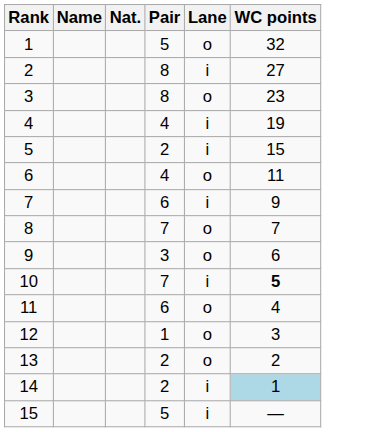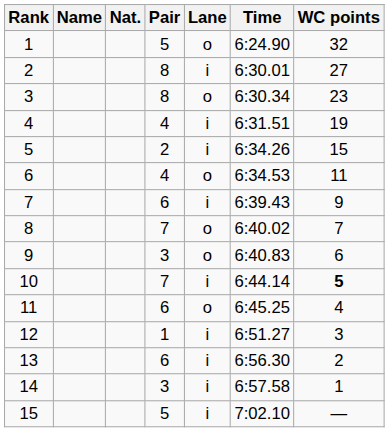+ column: (262, 17)
(207, 334) o -> (207, 334) i
(165, 360) 2 -> (165, 360) 6
(207, 360) o -> (207, 360) i
(165, 387) 2 -> (165, 387) 3
(276, 387) lightblue background -> (339, 387) no background
